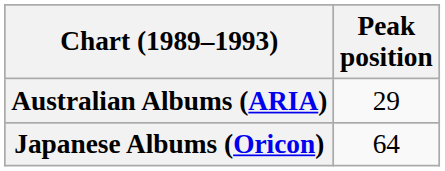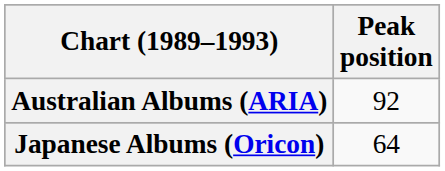(386, 100) 29 -> (386, 100) 92
